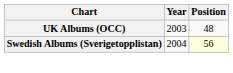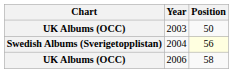(209, 28) 48 -> (209, 28) 50
+ row: (177, 60)
